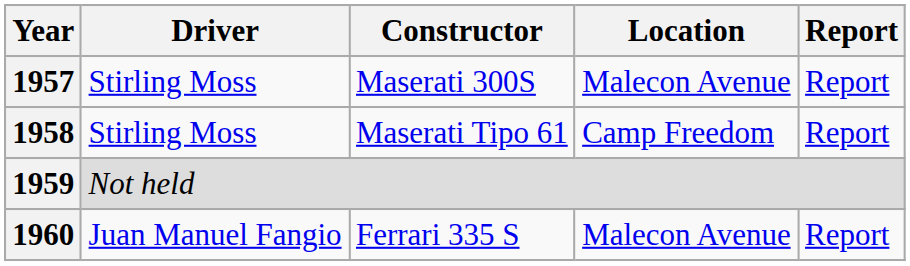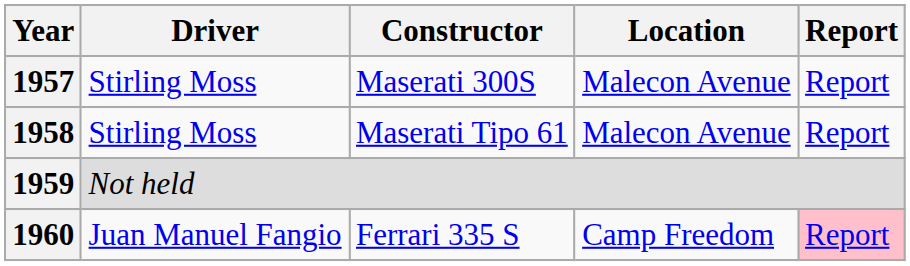(678, 132) Camp Freedom -> (686, 132) Malecon Avenue
(686, 234) Malecon Avenue -> (678, 234) Camp Freedom
(847, 234) no background -> (847, 234) pink background
